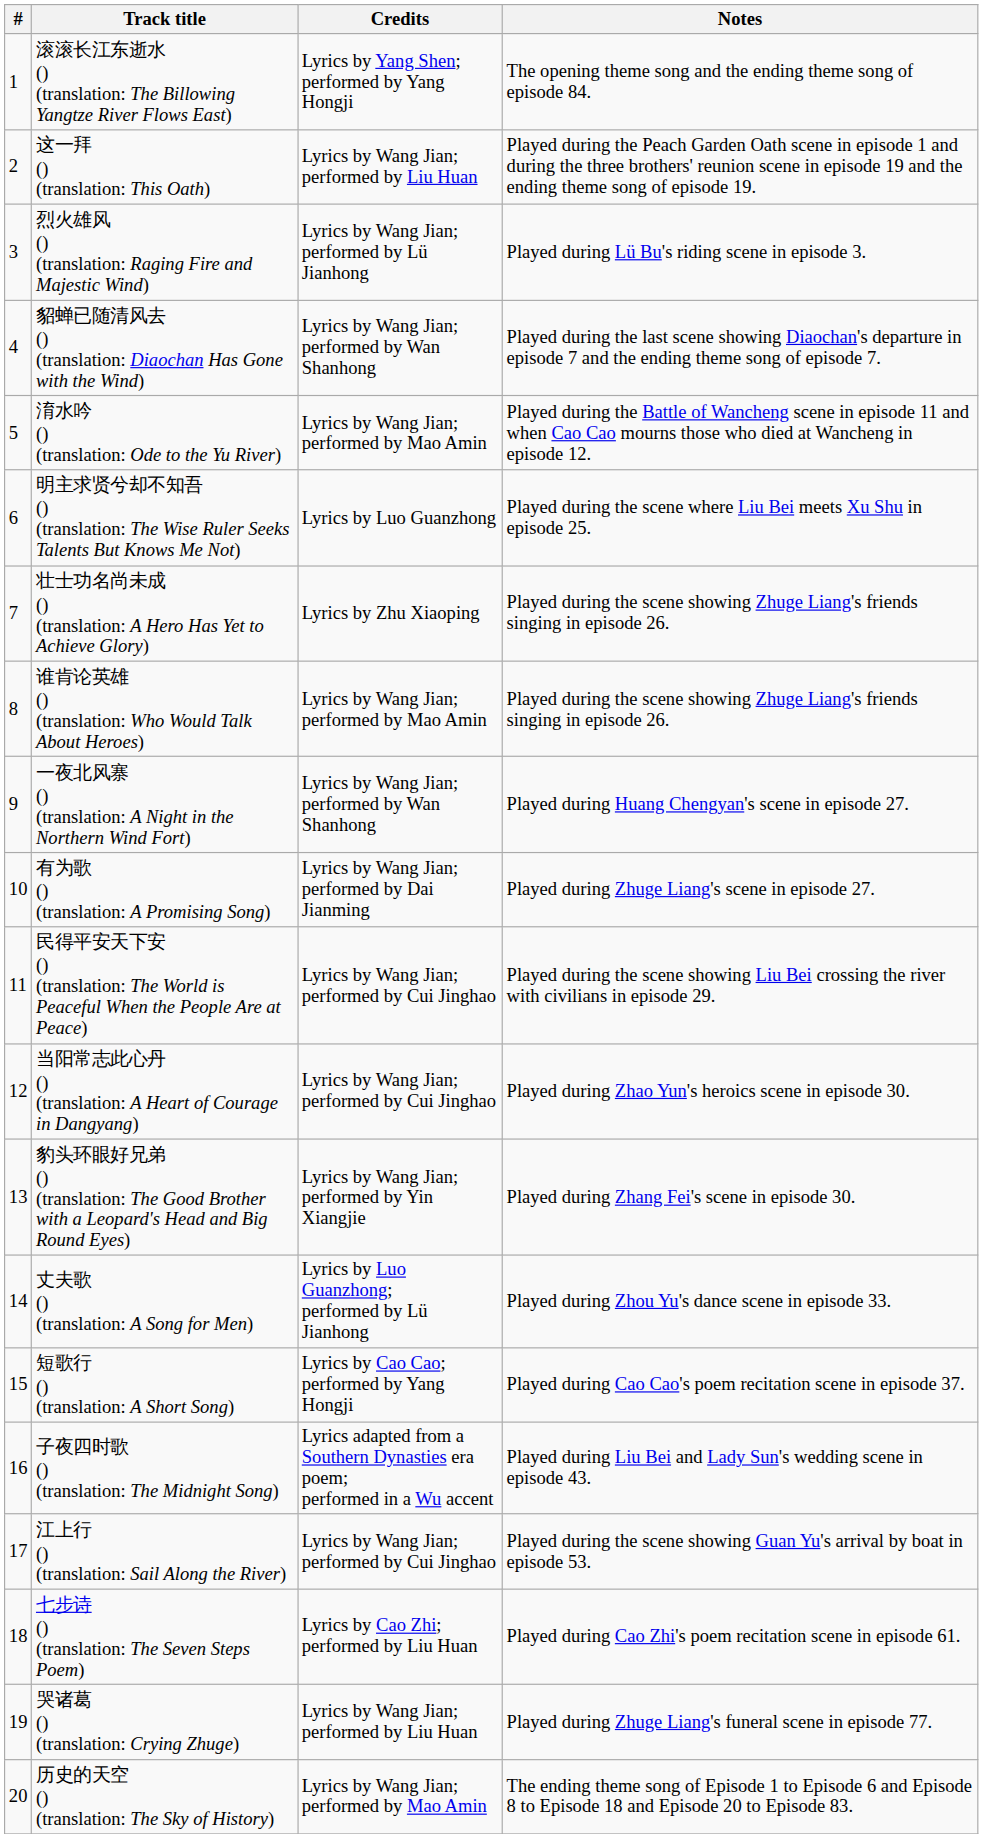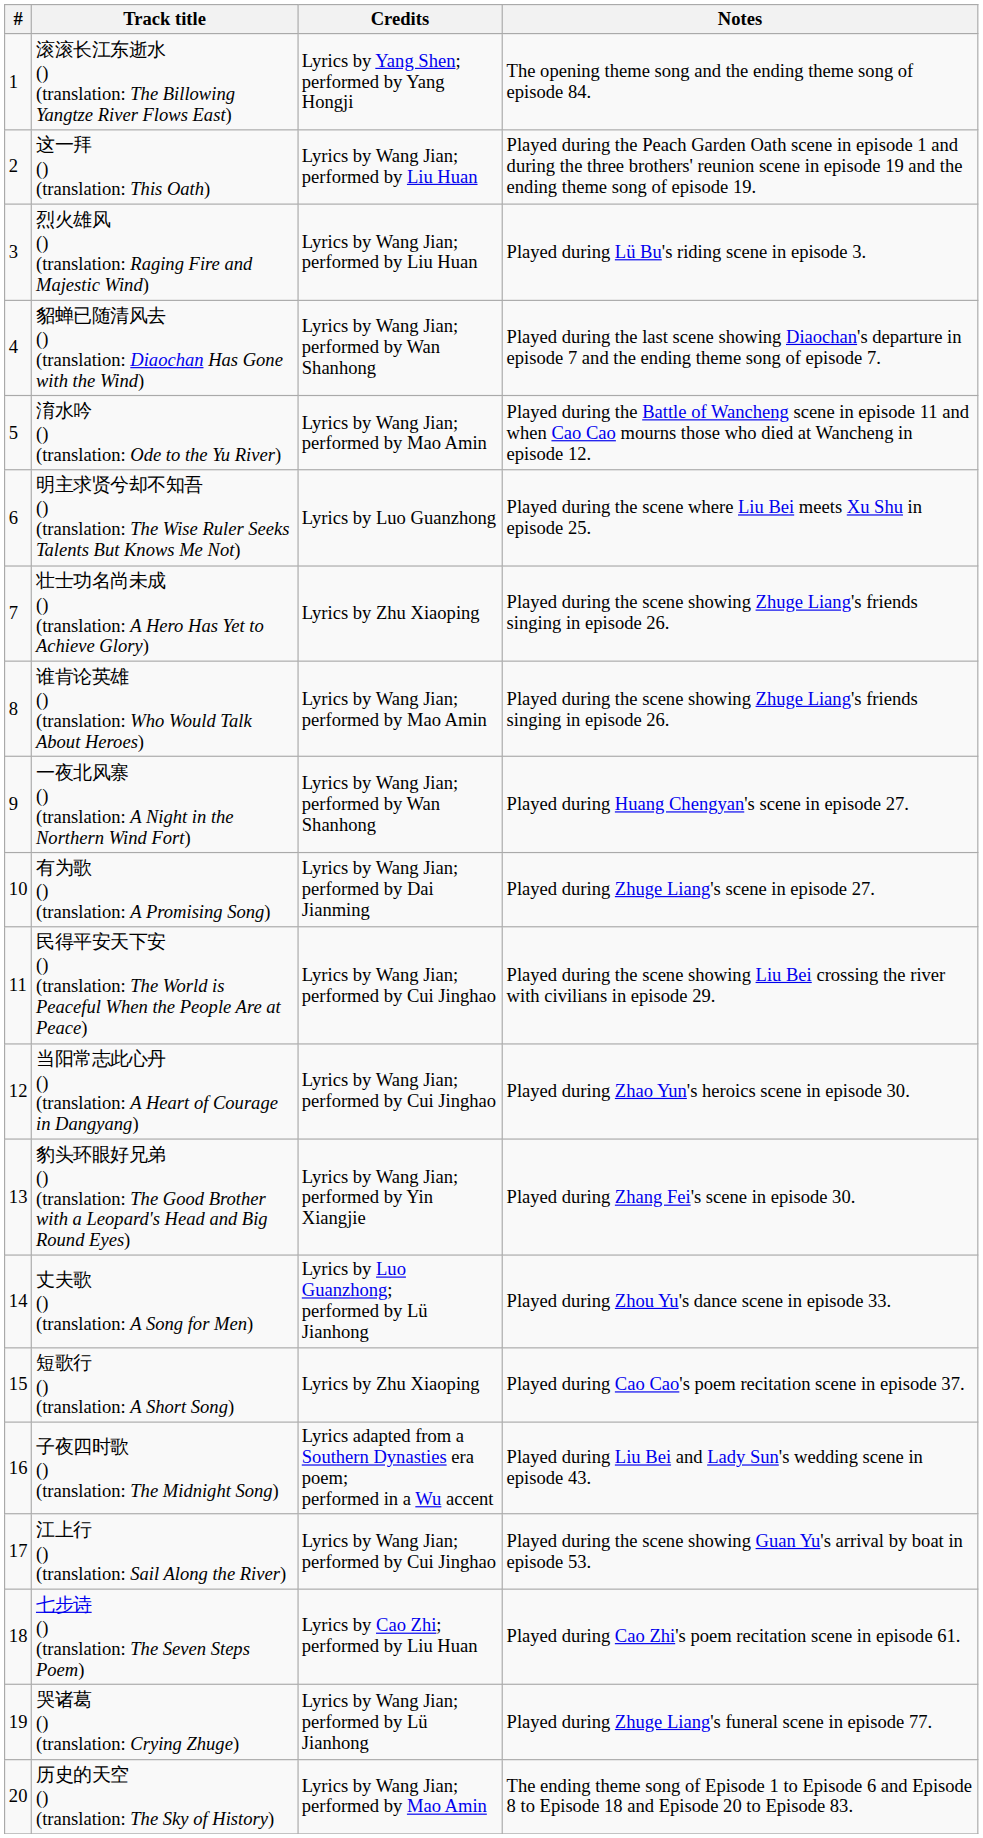(380, 251) Lyrics by Wang Jian; performed by Lü Jianhong -> (390, 251) Lyrics by Wang Jian; performed by Liu Huan
(374, 1384) Lyrics by Cao Cao; performed by Yang Hongji -> (391, 1384) Lyrics by Zhu Xiaoping
(390, 1721) Lyrics by Wang Jian; performed by Liu Huan -> (380, 1721) Lyrics by Wang Jian; performed by Lü Jianhong
